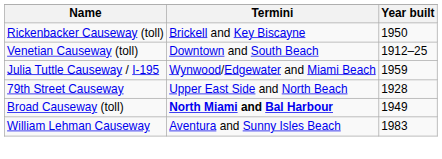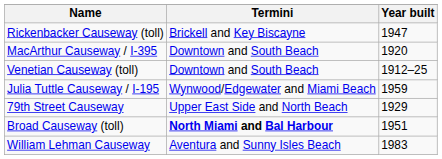(394, 32) 1950 -> (394, 32) 1947
+ row: (82, 51)
(394, 88) 1928 -> (394, 107) 1929
(394, 107) 1949 -> (394, 126) 1951
